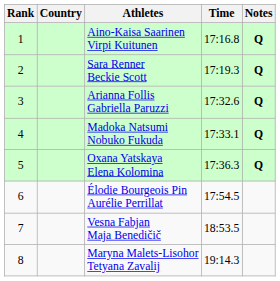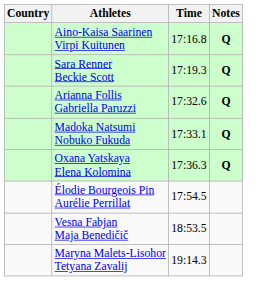- column: (21, 13)
